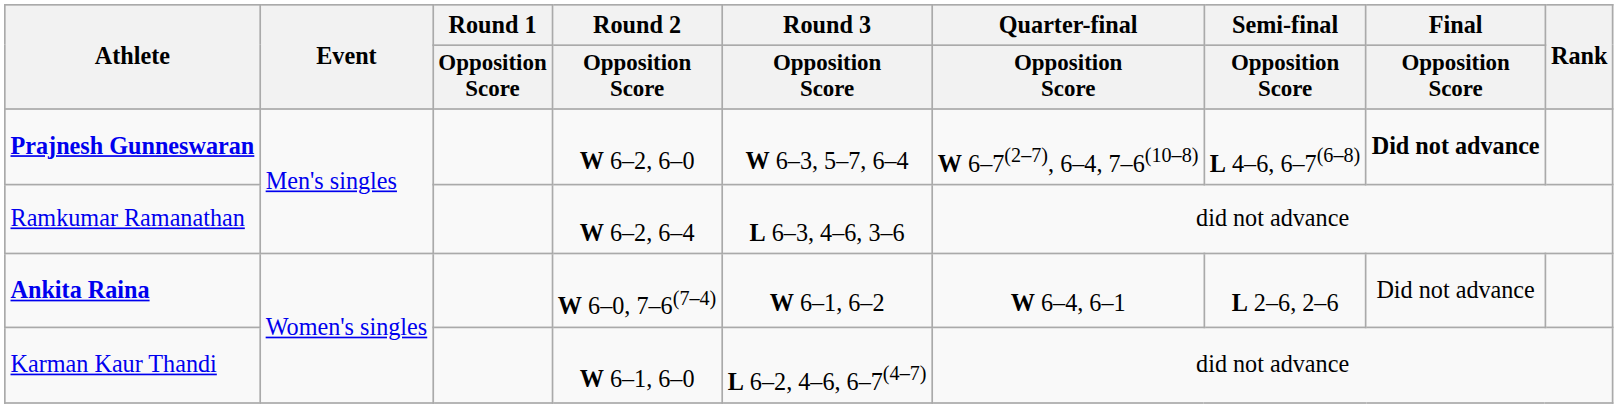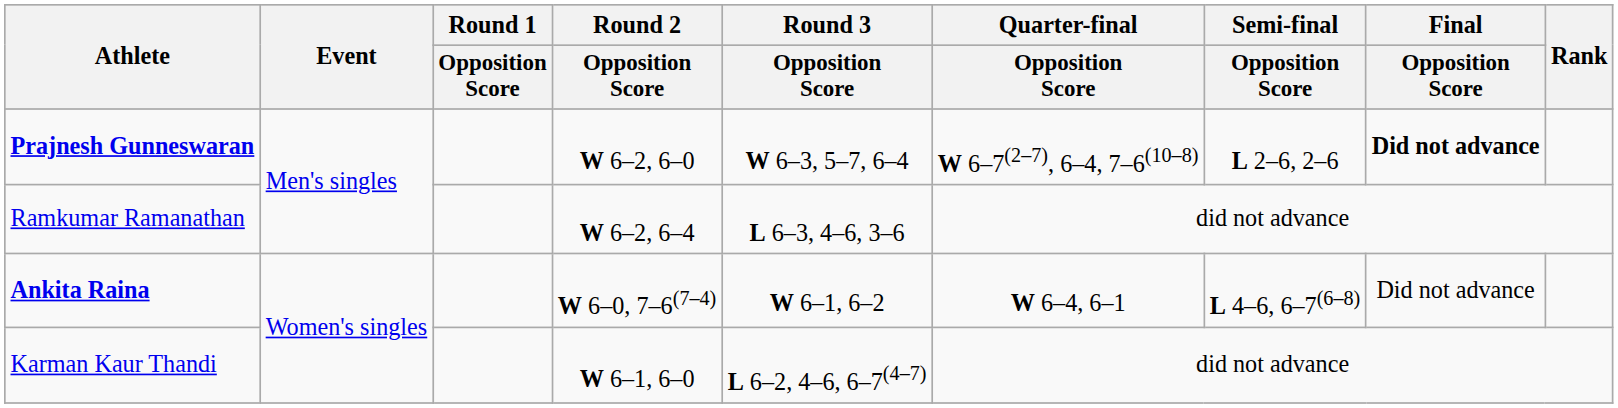(1285, 161) L 4–6, 6–7(6–8) -> (1285, 161) L 2–6, 2–6
(1285, 304) L 2–6, 2–6 -> (1285, 304) L 4–6, 6–7(6–8)
